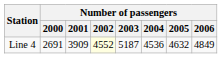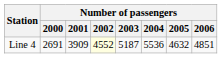(154, 45) 4536 -> (154, 45) 5536
(204, 45) 4849 -> (204, 45) 4851
